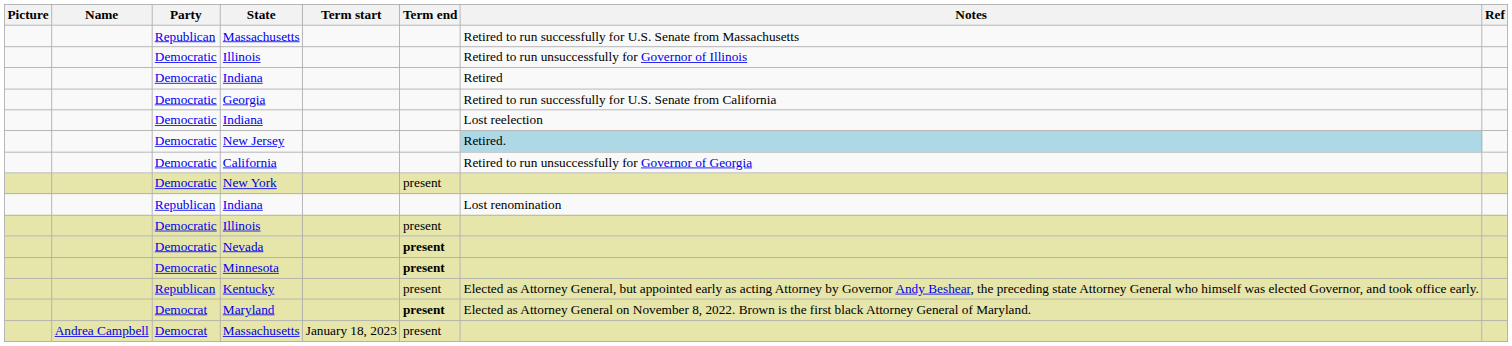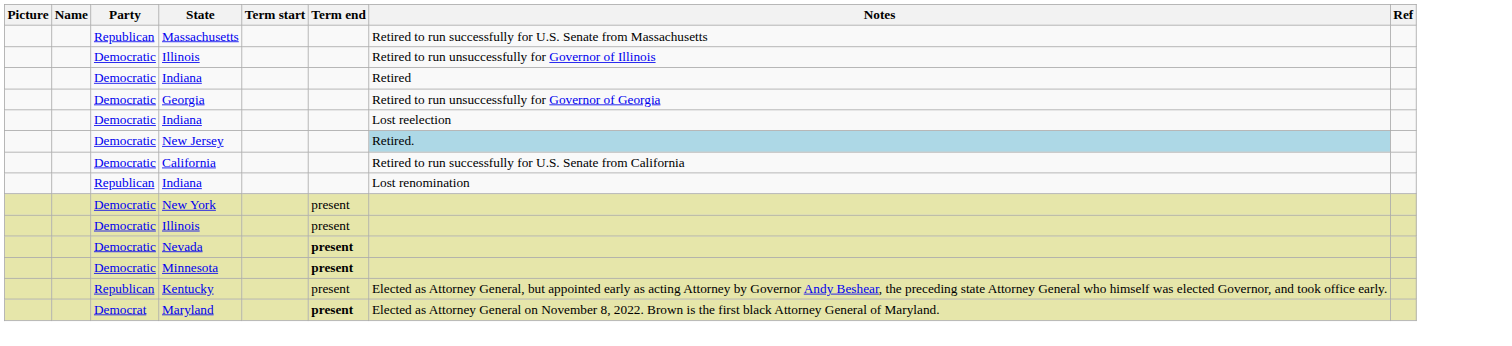(620, 99) Retired to run successfully for U.S. Senate from California -> (516, 99) Retired to run unsuccessfully for Governor of Georgia
(608, 162) Retired to run unsuccessfully for Governor of Georgia -> (528, 162) Retired to run successfully for U.S. Senate from California
rows swapped: (185, 204) <-> (186, 183)
- row: (181, 330)
